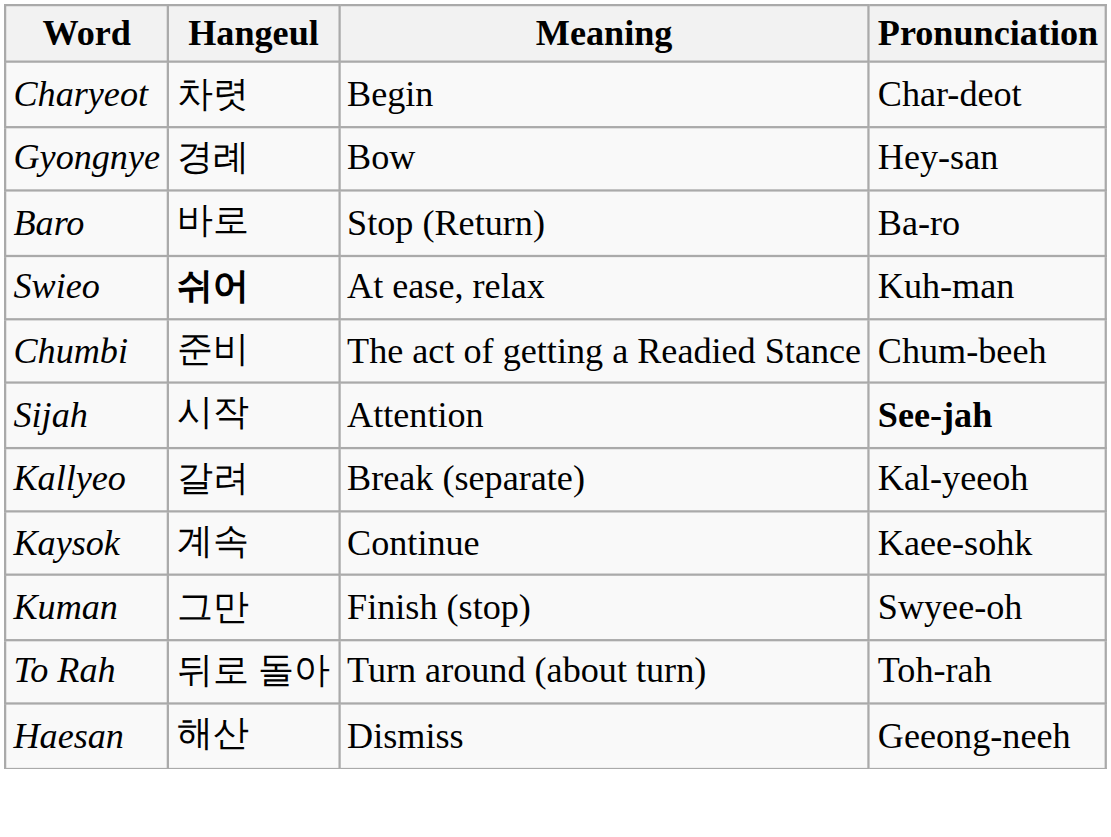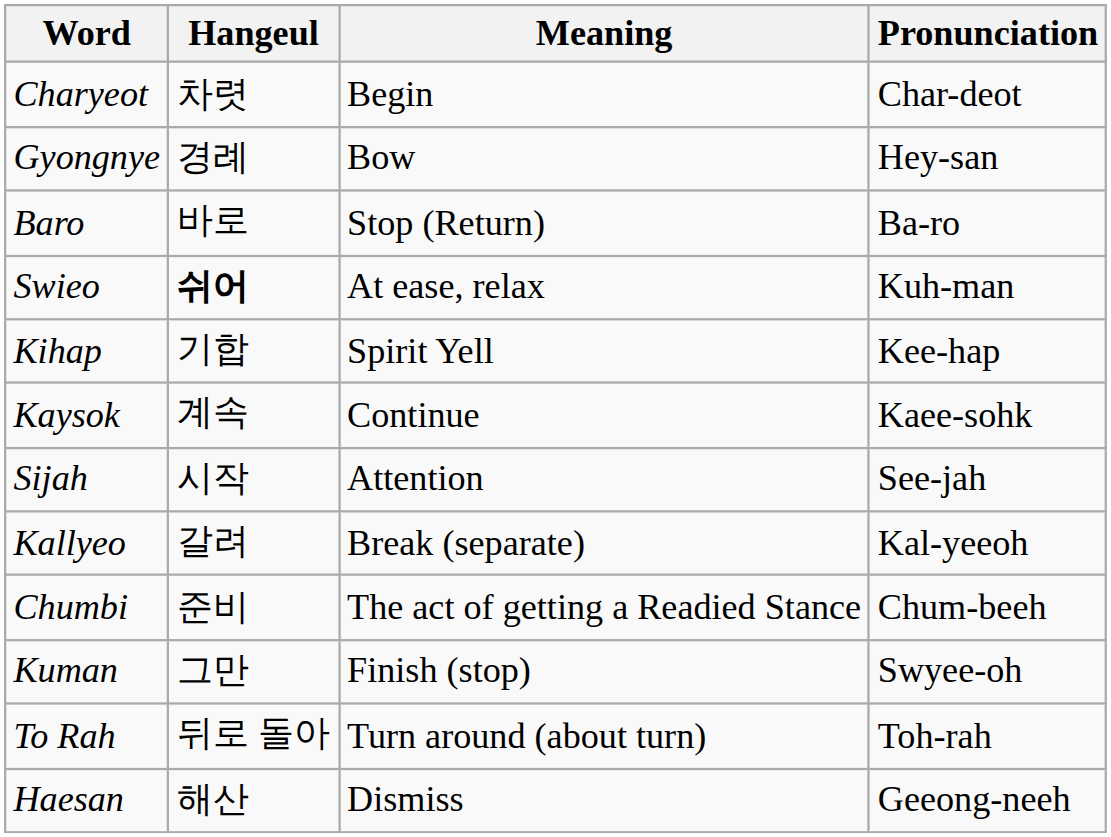+ row: (58, 350)
rows swapped: (71, 350) <-> (67, 542)
(935, 414) bold -> (932, 478) normal
